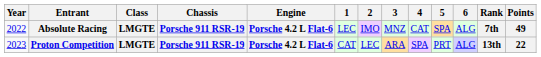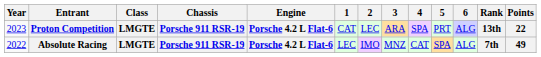rows swapped: (72, 29) <-> (72, 45)
